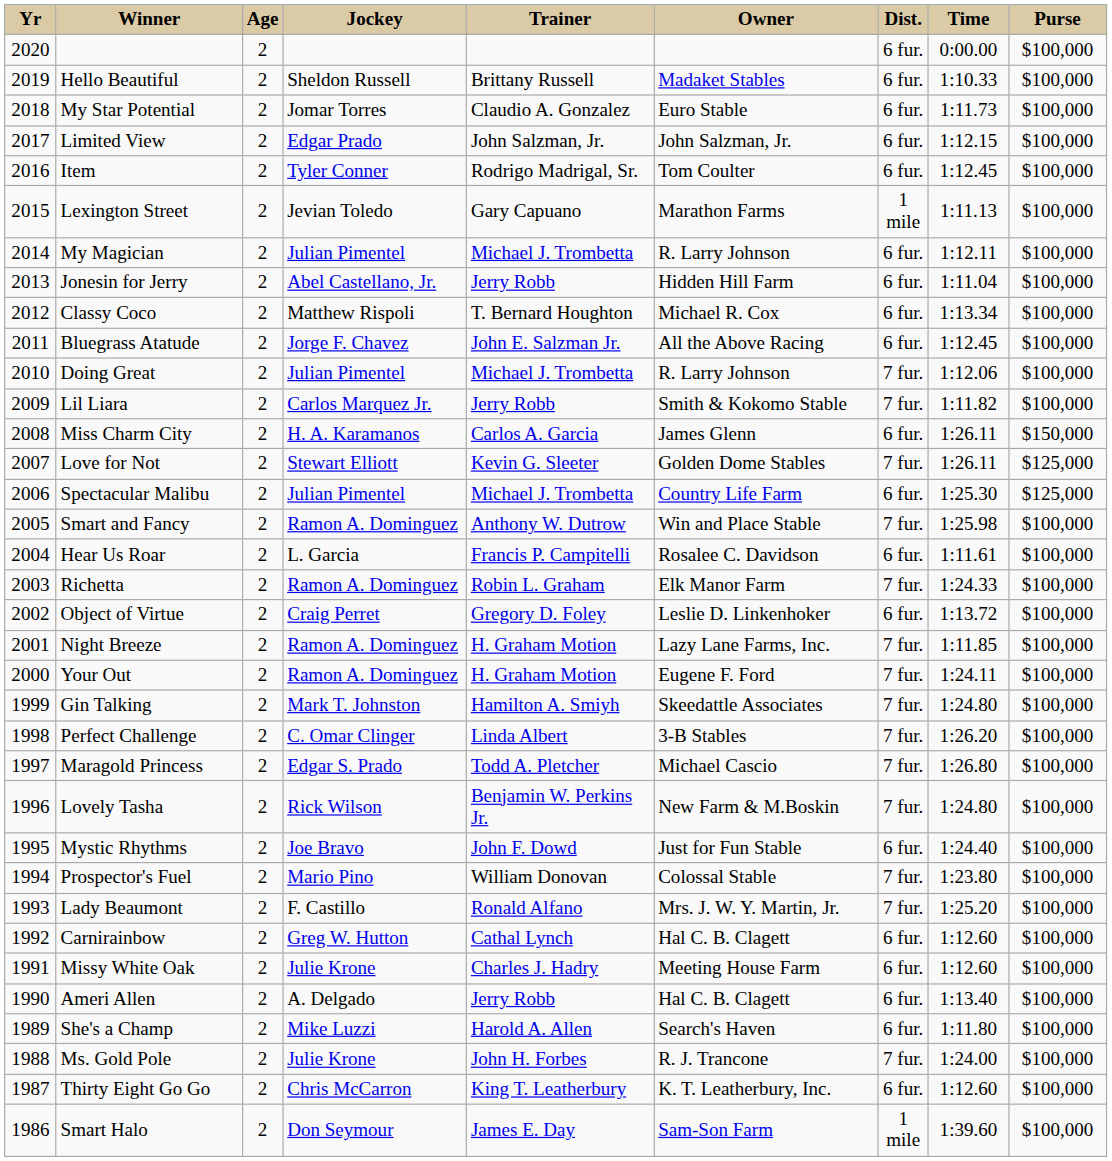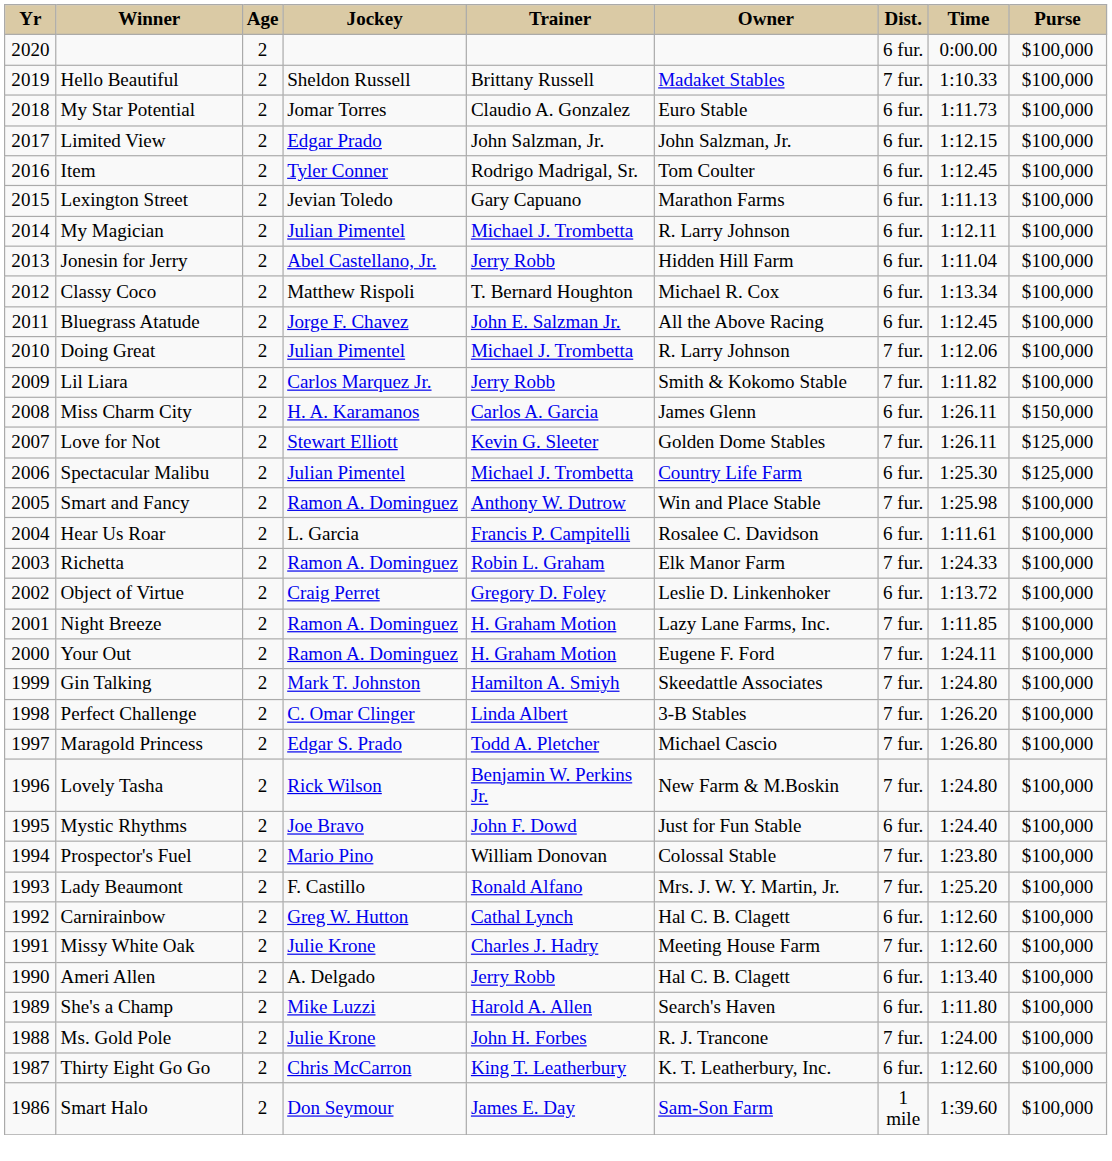(903, 79) 6 fur. -> (903, 79) 7 fur.
(903, 211) 1 mile -> (903, 200) 6 fur.
(903, 968) 6 fur. -> (903, 946) 7 fur.
